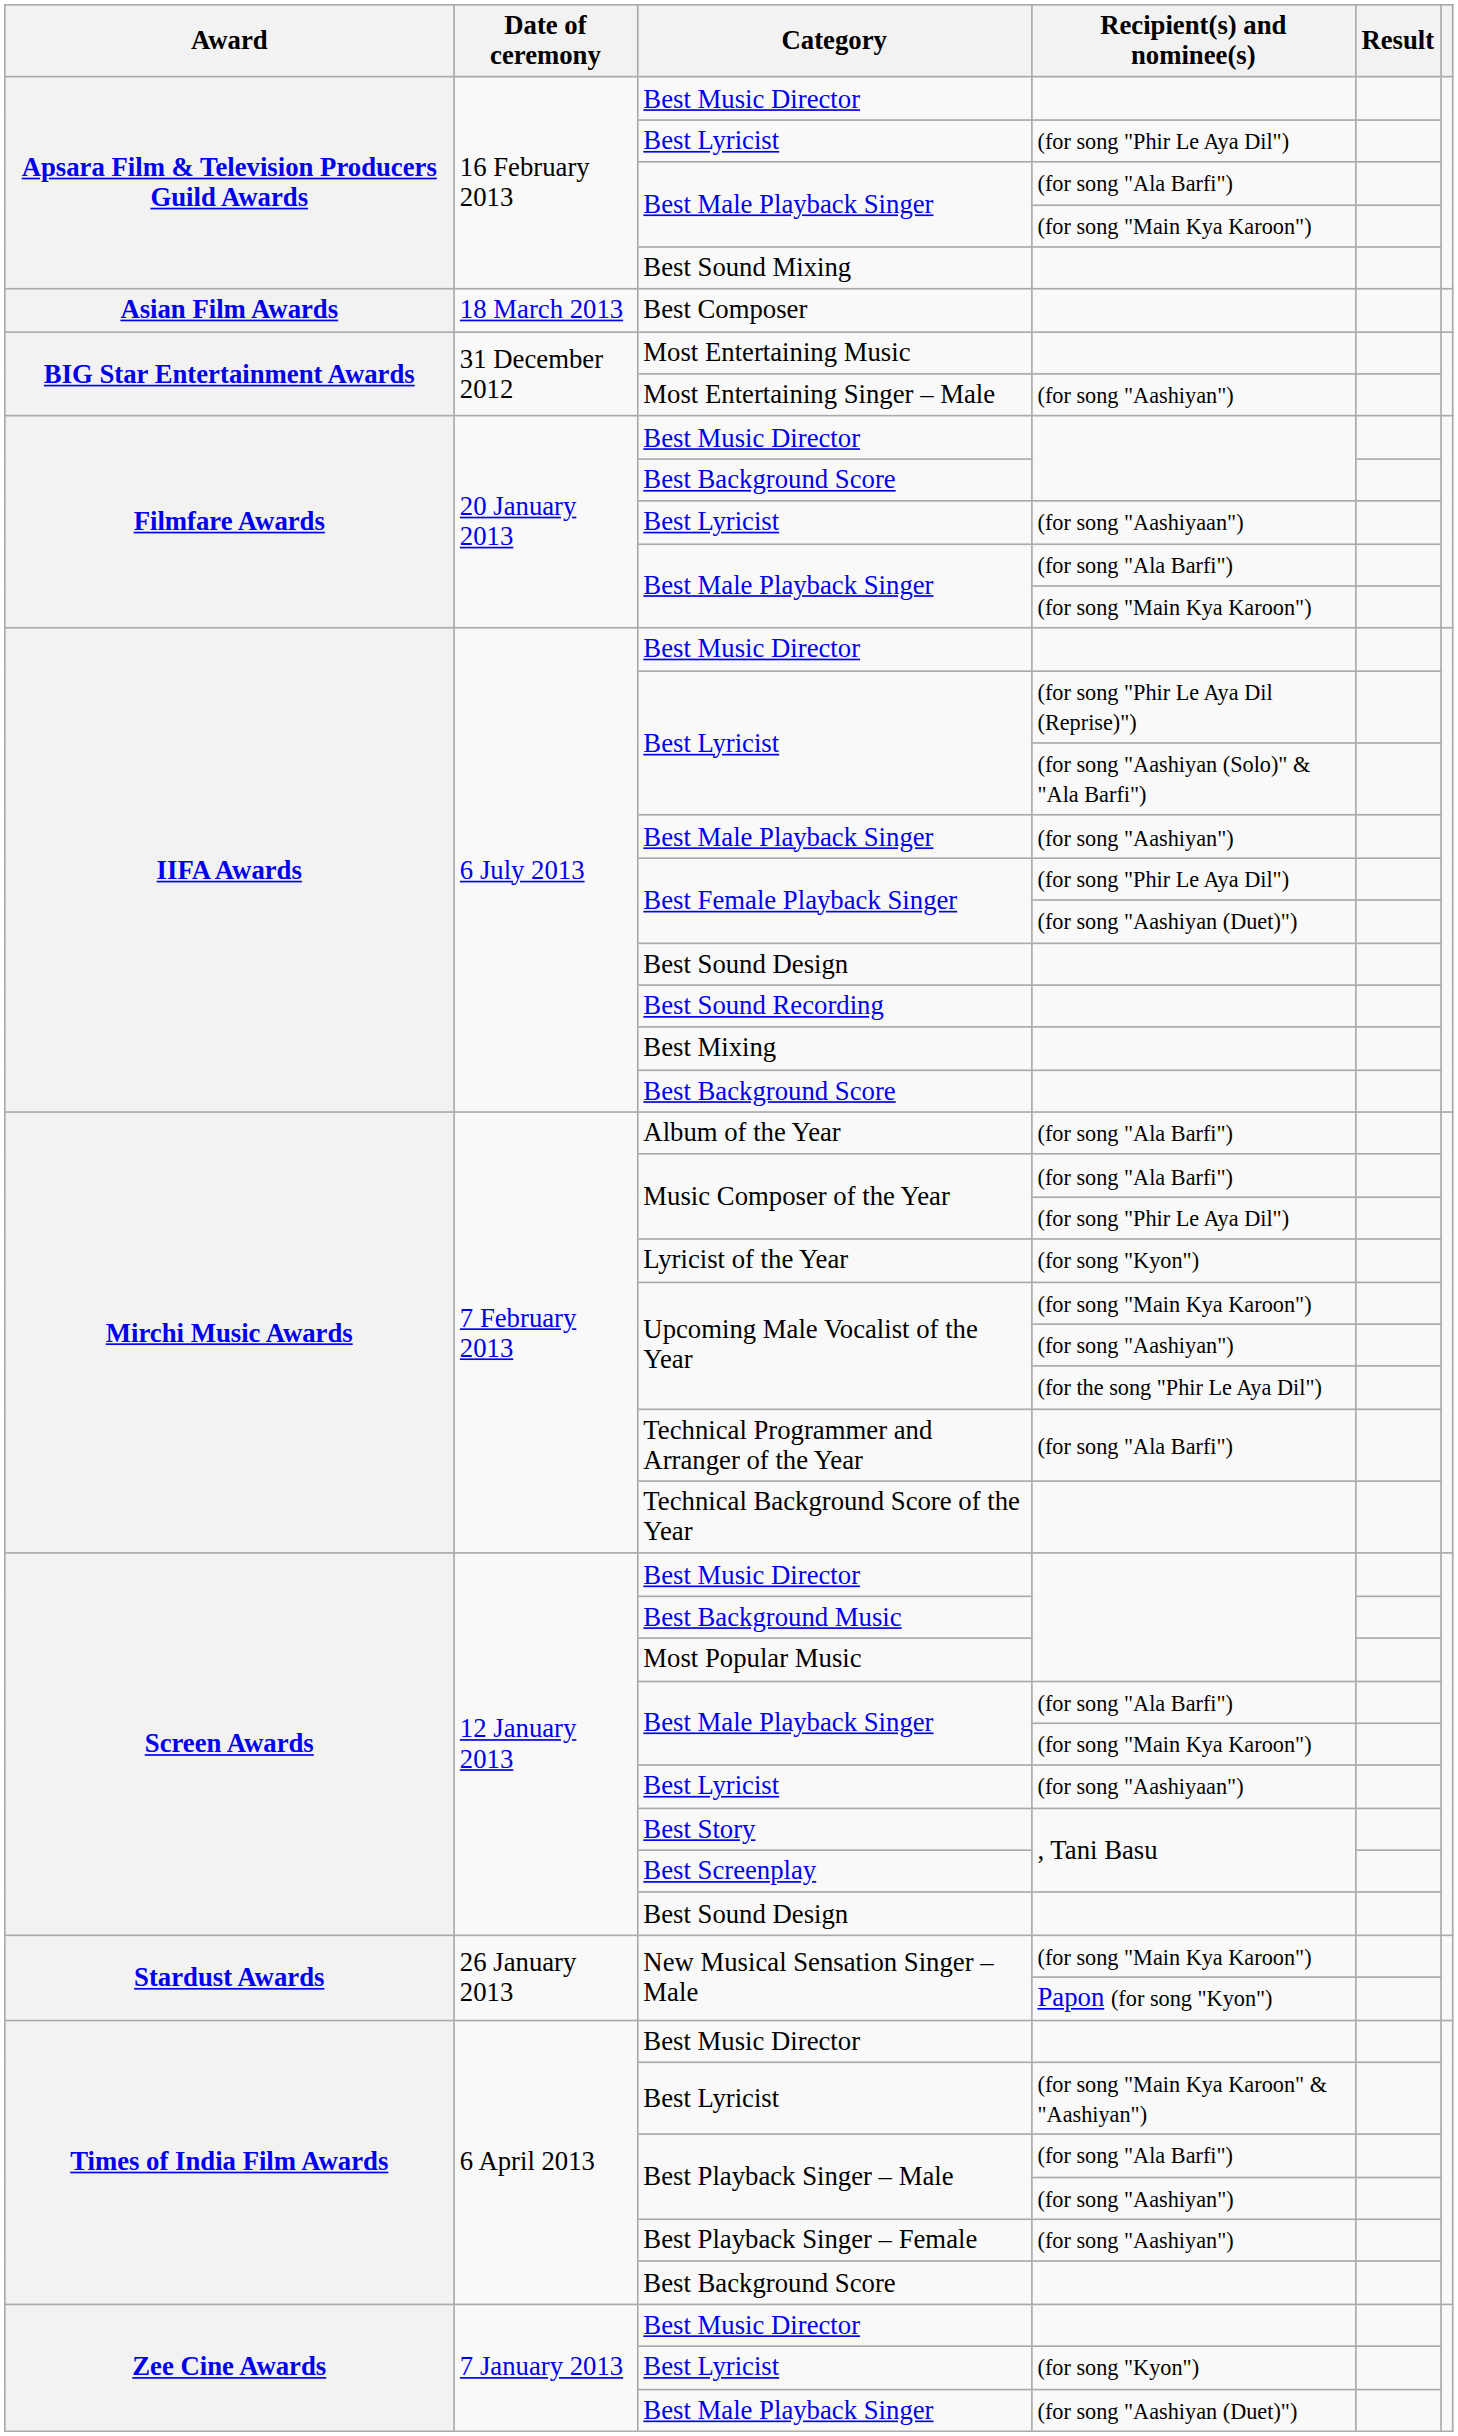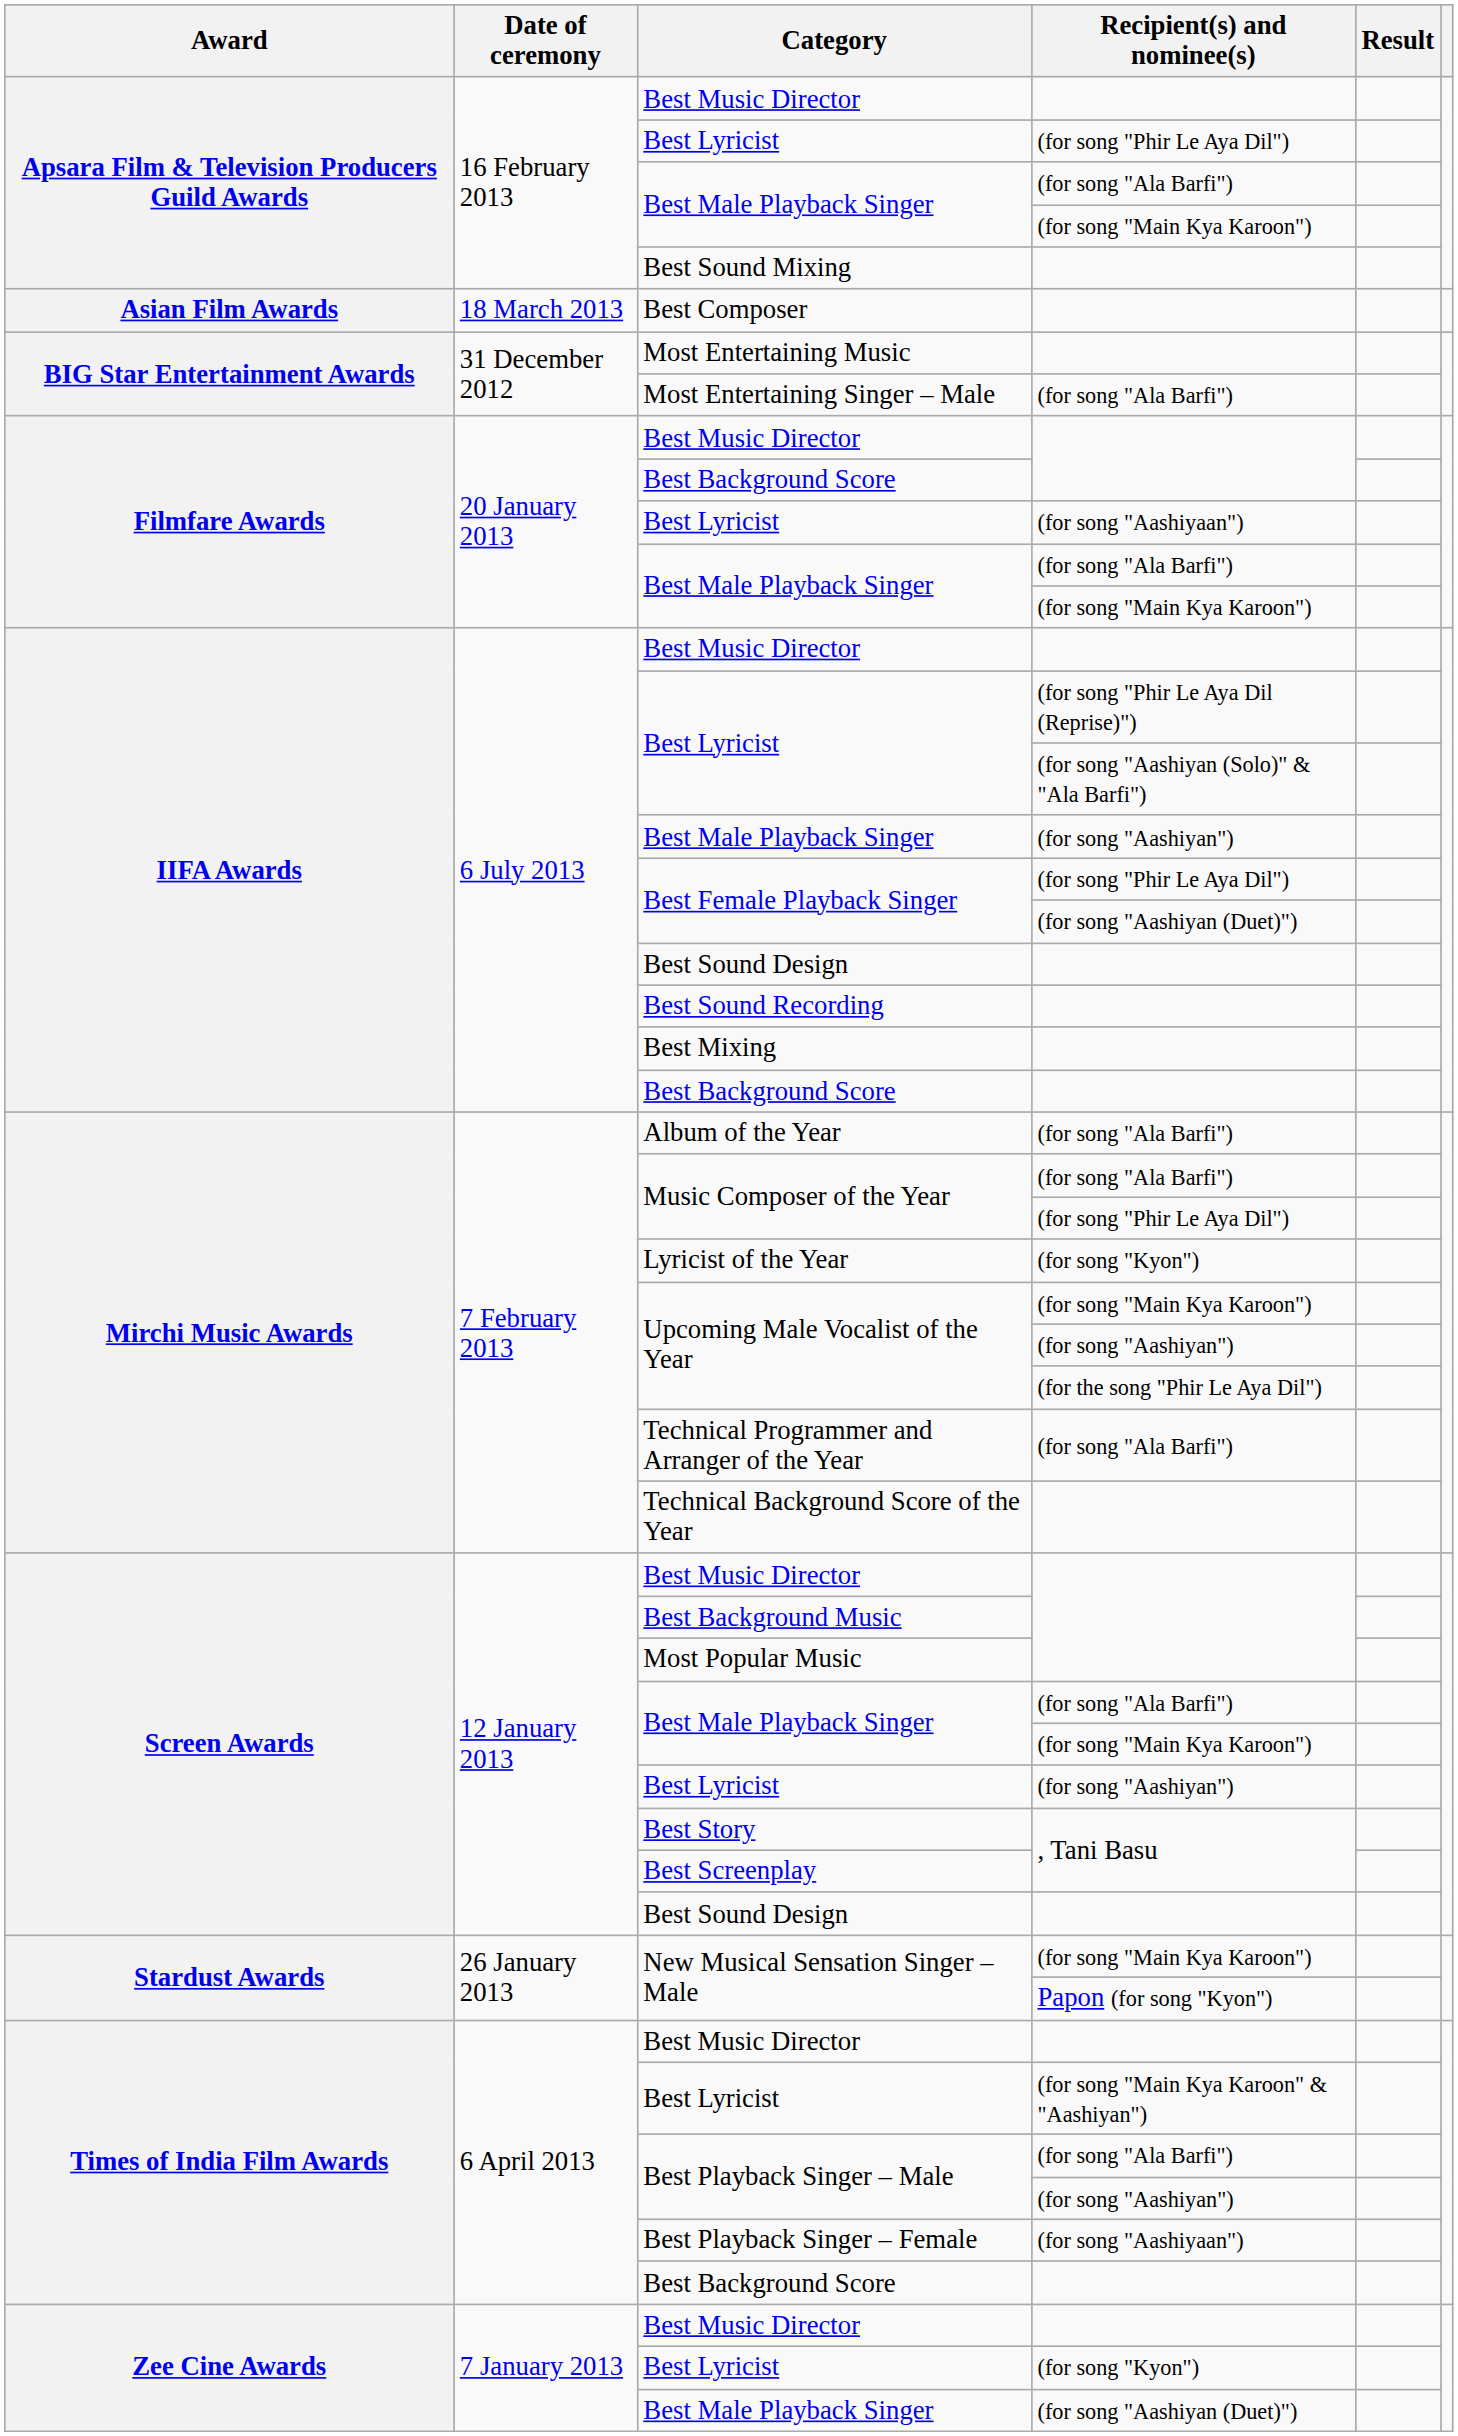(1136, 396) (for song "Aashiyan") -> (1135, 396) (for song "Ala Barfi")
(1141, 1787) (for song "Aashiyaan") -> (1136, 1787) (for song "Aashiyan")
(1136, 2241) (for song "Aashiyan") -> (1141, 2241) (for song "Aashiyaan")
